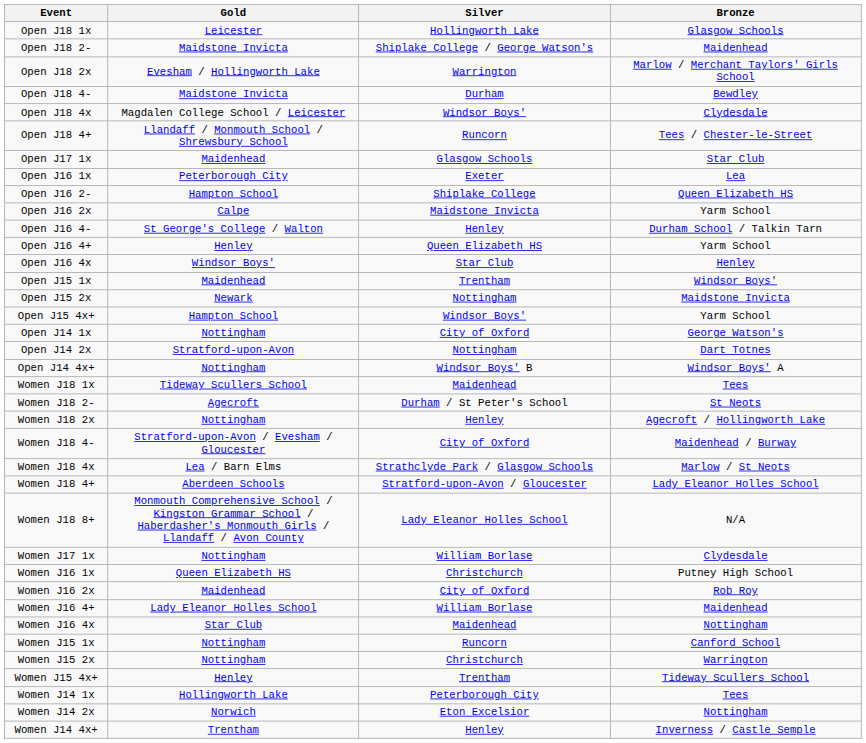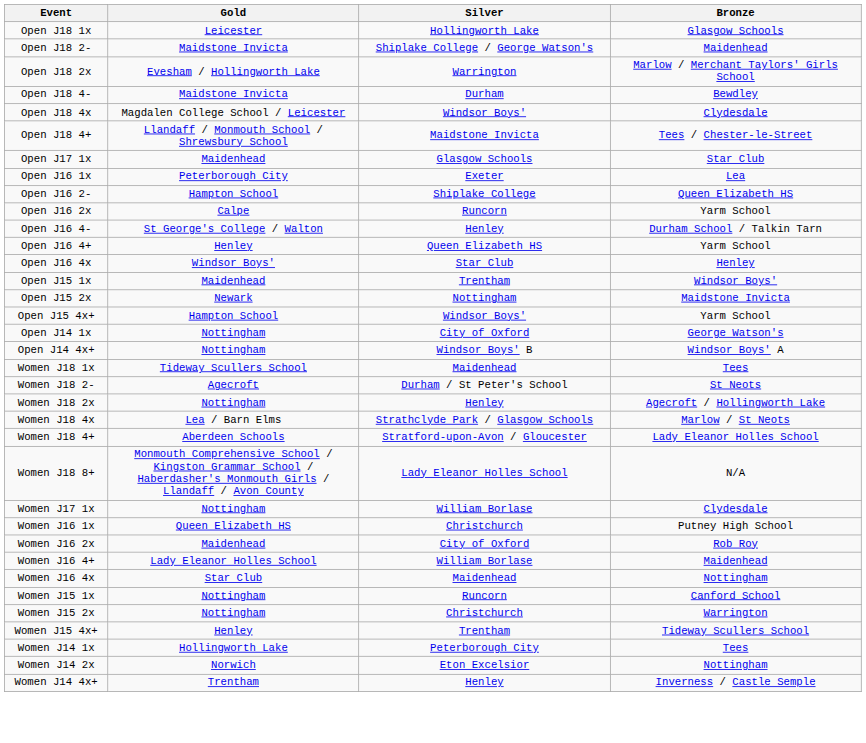(484, 136) Runcorn -> (484, 136) Maidstone Invicta
(484, 211) Maidstone Invicta -> (484, 211) Runcorn
- row: (56, 350)
- row: (56, 443)
